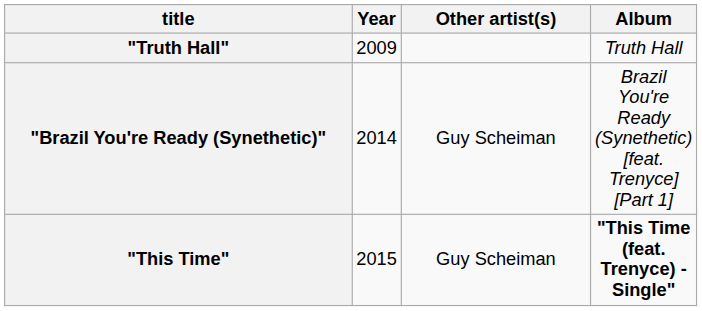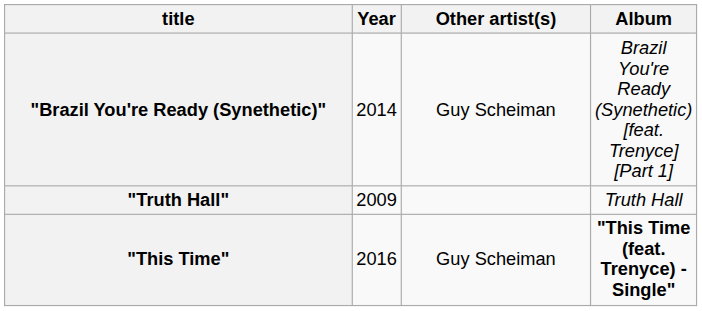rows swapped: (178, 47) <-> (178, 138)
(377, 259) 2015 -> (377, 259) 2016
